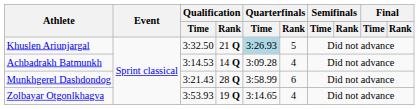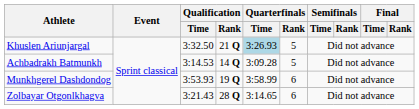(294, 62) 4 -> (294, 62) 5
(198, 79) 3:21.43 -> (198, 79) 3:53.93
(230, 79) 28 Q -> (230, 79) 19 Q
(198, 96) 3:53.93 -> (198, 96) 3:21.43
(230, 96) 19 Q -> (230, 96) 28 Q
(294, 96) 4 -> (294, 96) 6
